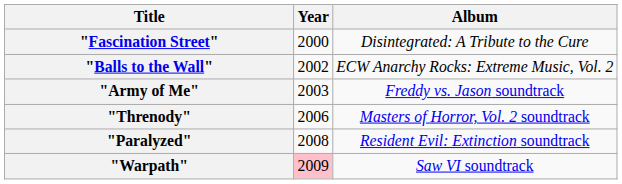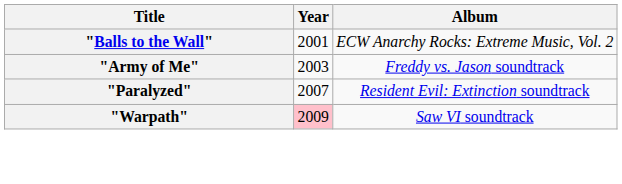- row: (149, 41)
(313, 66) 2002 -> (313, 41) 2001
- row: (149, 116)
(313, 141) 2008 -> (313, 91) 2007
